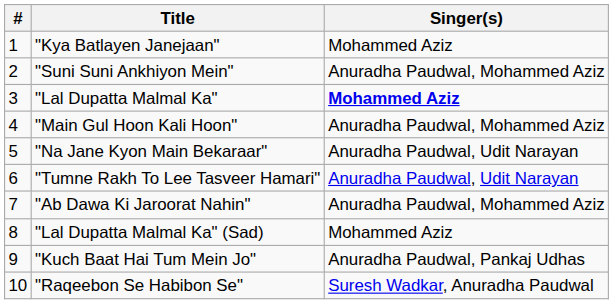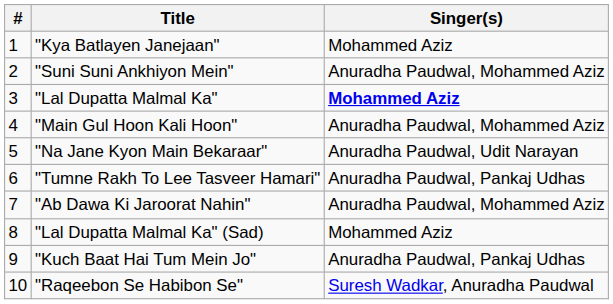(453, 178) Anuradha Paudwal, Udit Narayan -> (457, 178) Anuradha Paudwal, Pankaj Udhas
